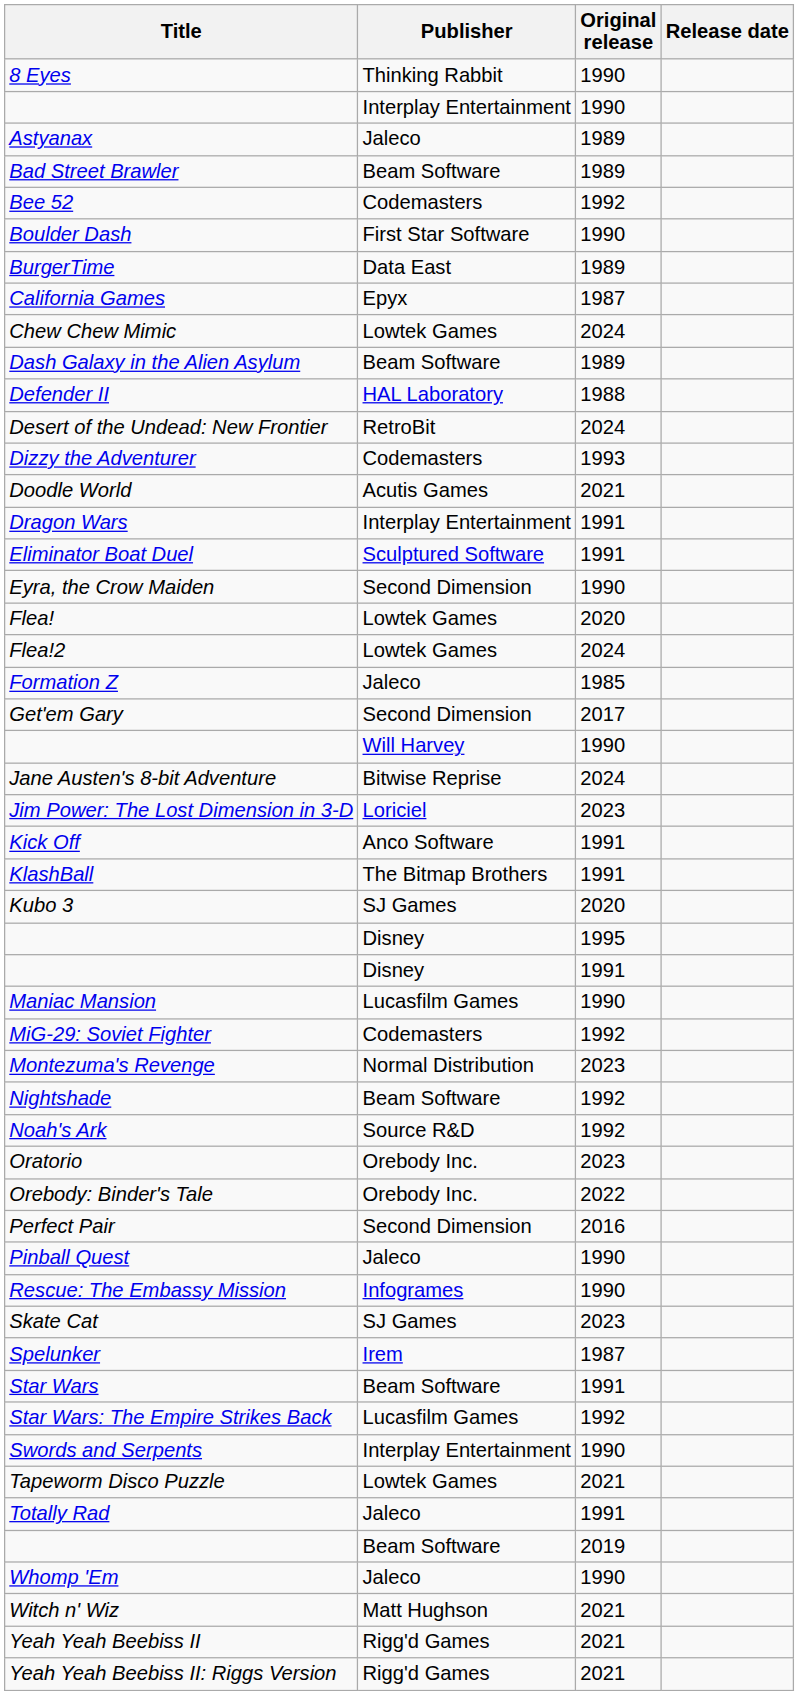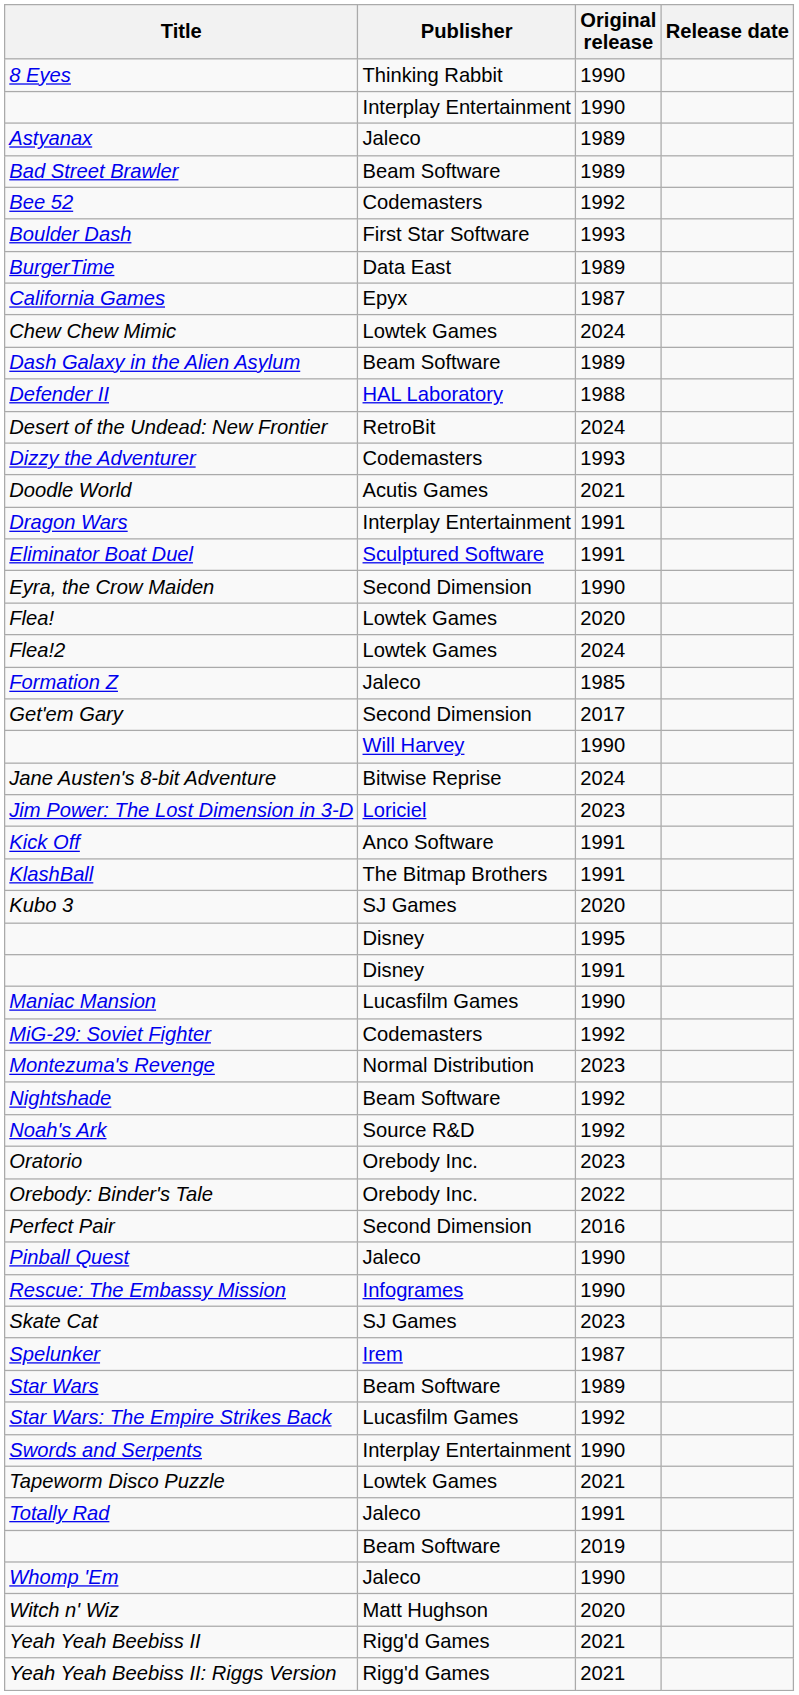(603, 235) 1990 -> (603, 235) 1993
(603, 1386) 1991 -> (603, 1386) 1989
(603, 1609) 2021 -> (603, 1609) 2020
